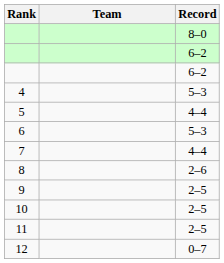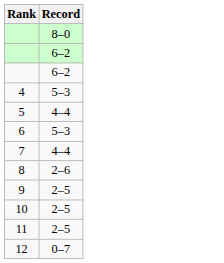- column: (107, 14)
